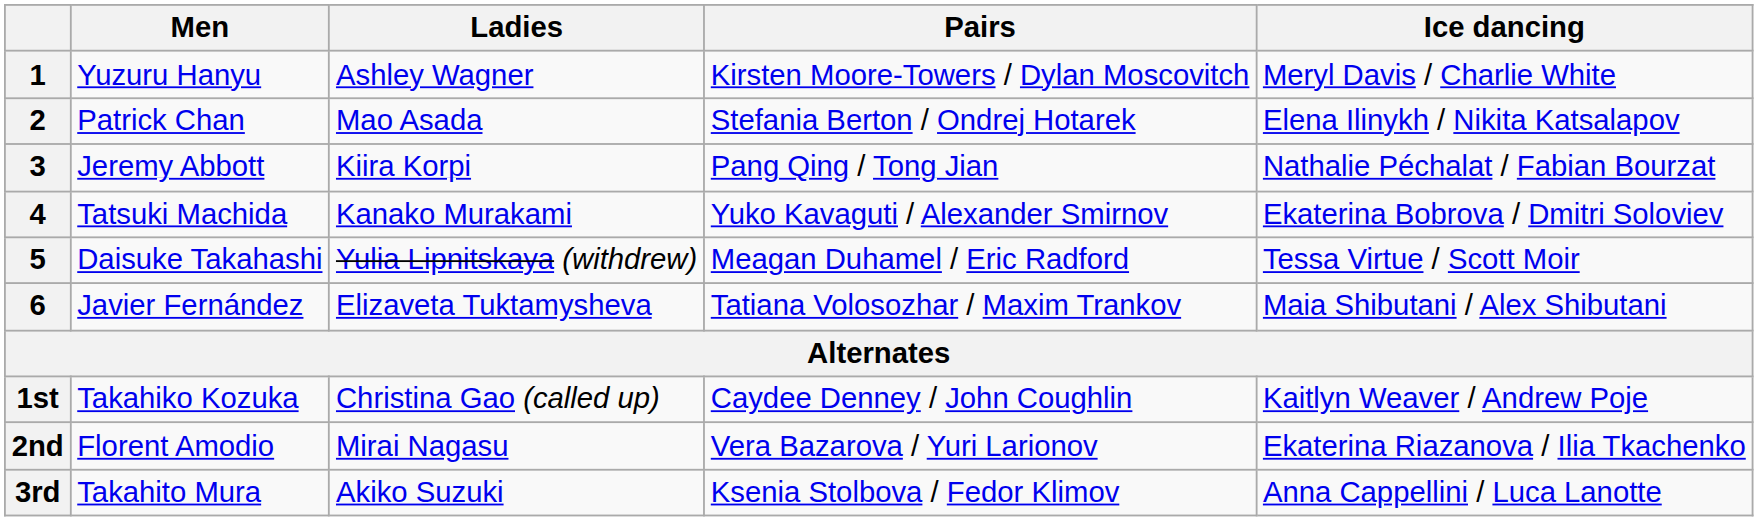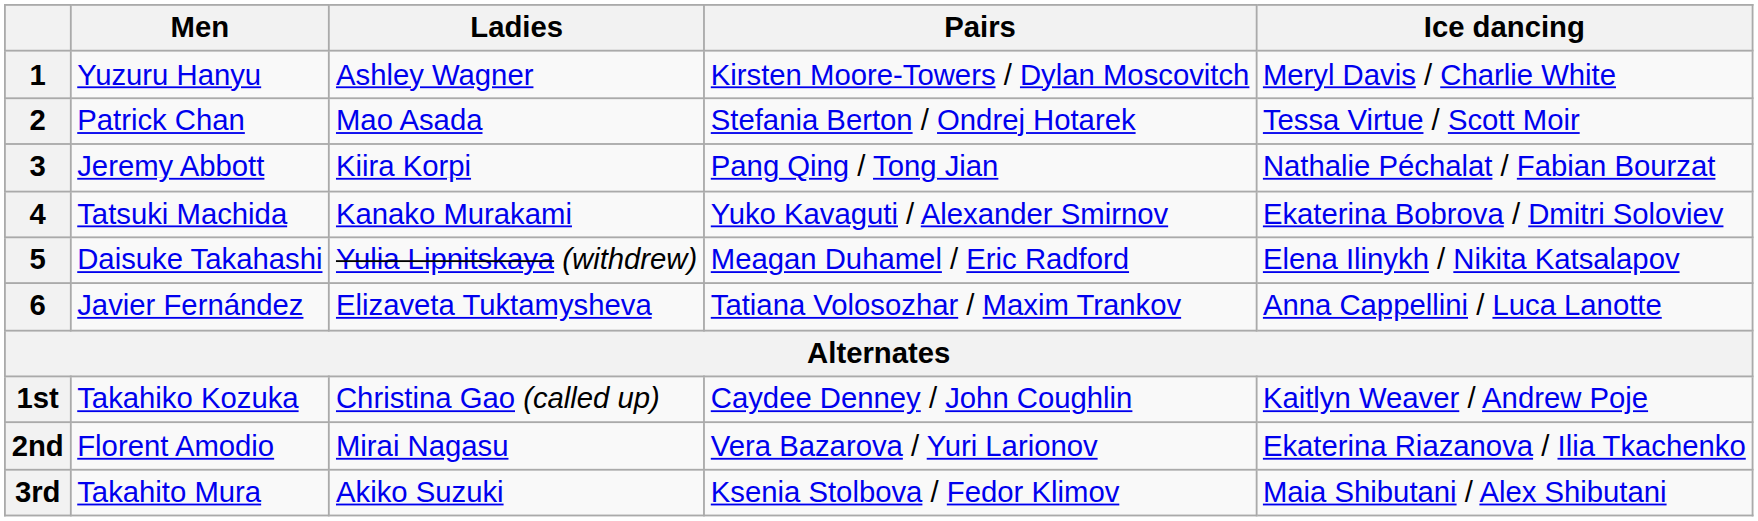(1471, 120) Elena Ilinykh / Nikita Katsalapov -> (1421, 120) Tessa Virtue / Scott Moir
(1421, 259) Tessa Virtue / Scott Moir -> (1471, 259) Elena Ilinykh / Nikita Katsalapov
(1465, 306) Maia Shibutani / Alex Shibutani -> (1462, 306) Anna Cappellini / Luca Lanotte
(1462, 492) Anna Cappellini / Luca Lanotte -> (1465, 492) Maia Shibutani / Alex Shibutani
